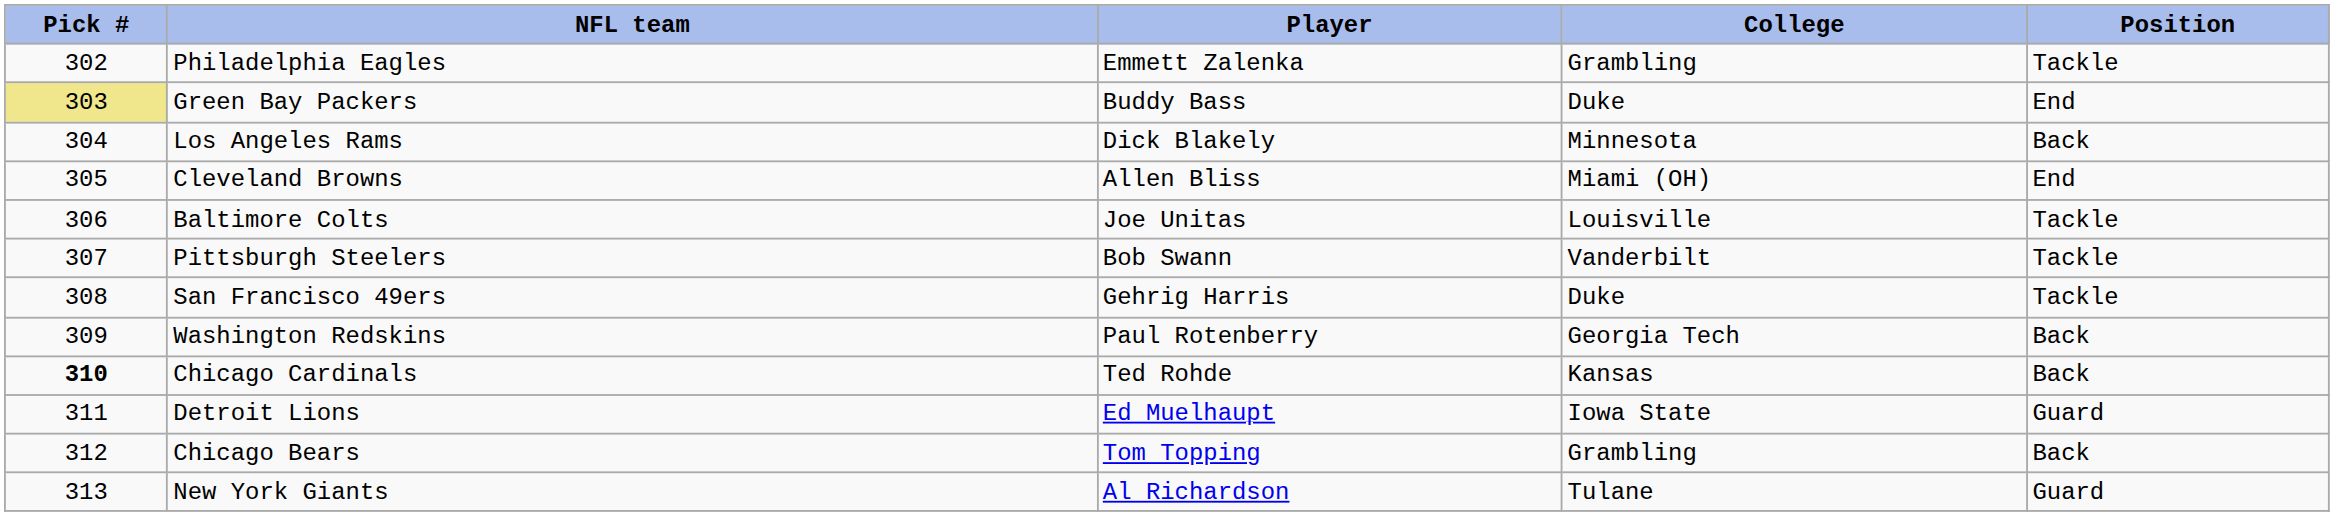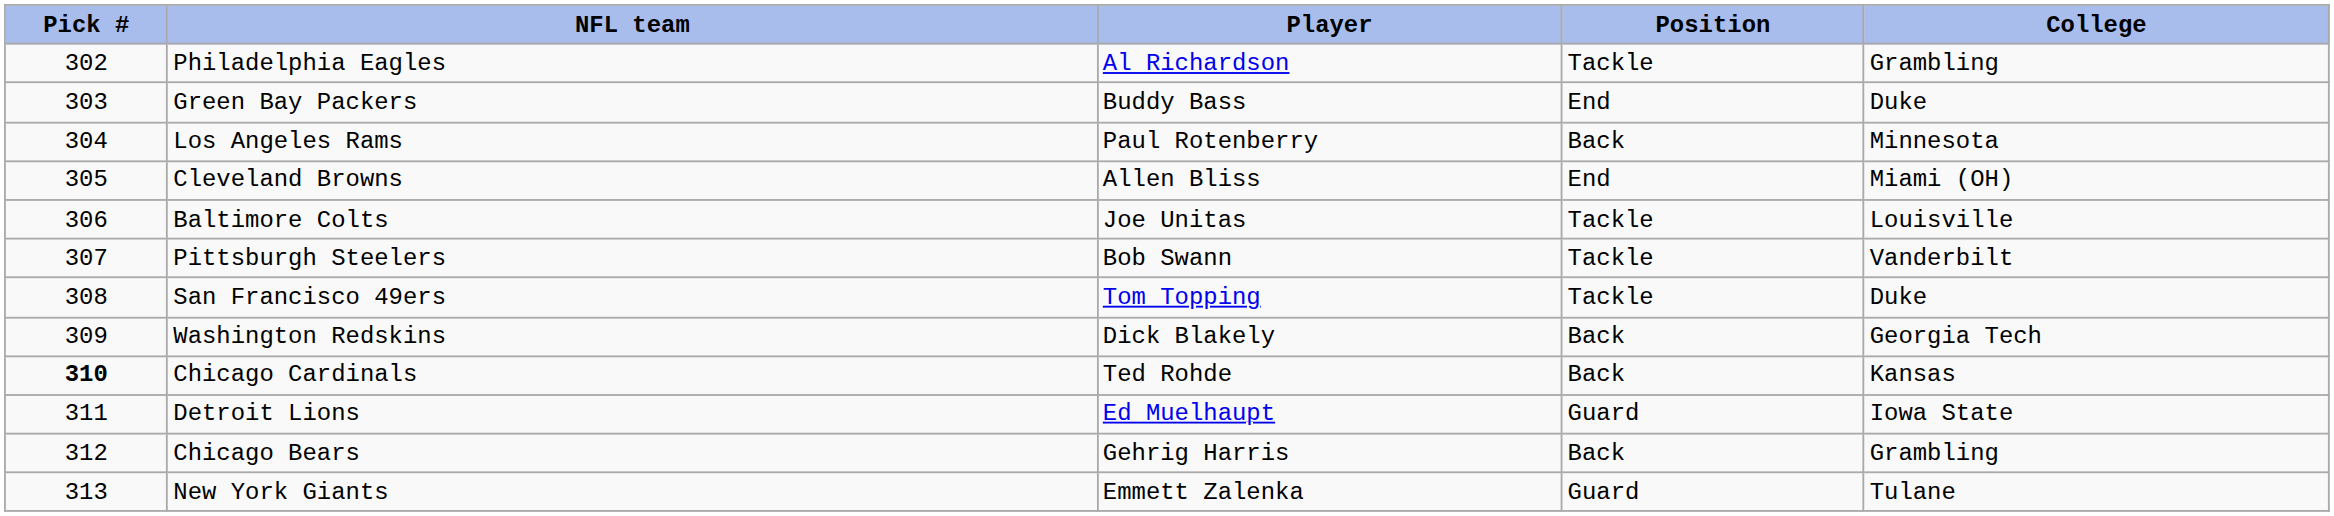columns swapped: (2178, 24) <-> (1794, 24)
(1203, 63) Emmett Zalenka -> (1196, 63) Al Richardson
(86, 102) khaki background -> (86, 102) no background
(1189, 141) Dick Blakely -> (1210, 141) Paul Rotenberry
(1196, 297) Gehrig Harris -> (1182, 297) Tom Topping
(1210, 336) Paul Rotenberry -> (1189, 336) Dick Blakely
(1182, 453) Tom Topping -> (1196, 453) Gehrig Harris
(1196, 492) Al Richardson -> (1203, 492) Emmett Zalenka
